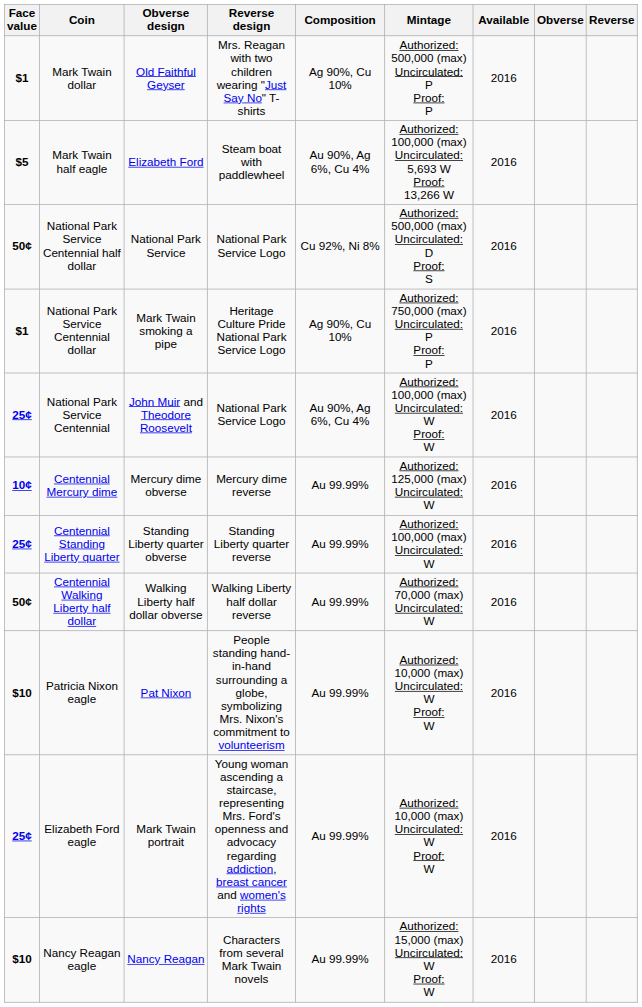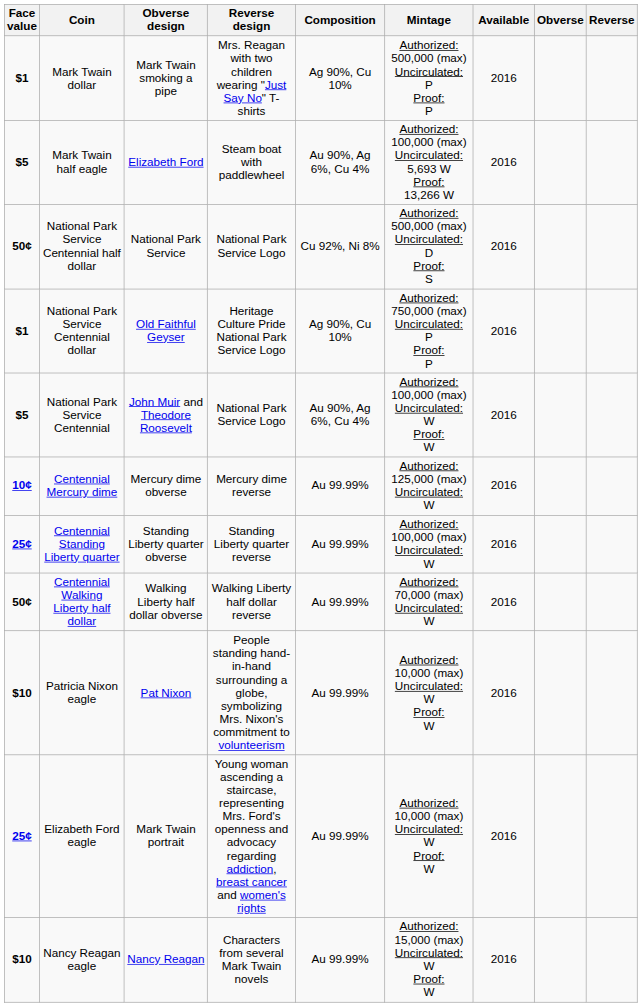(166, 78) Old Faithful Geyser -> (166, 78) Mark Twain smoking a pipe
(166, 330) Mark Twain smoking a pipe -> (166, 330) Old Faithful Geyser
(22, 415) 25¢ -> (22, 415) $5
